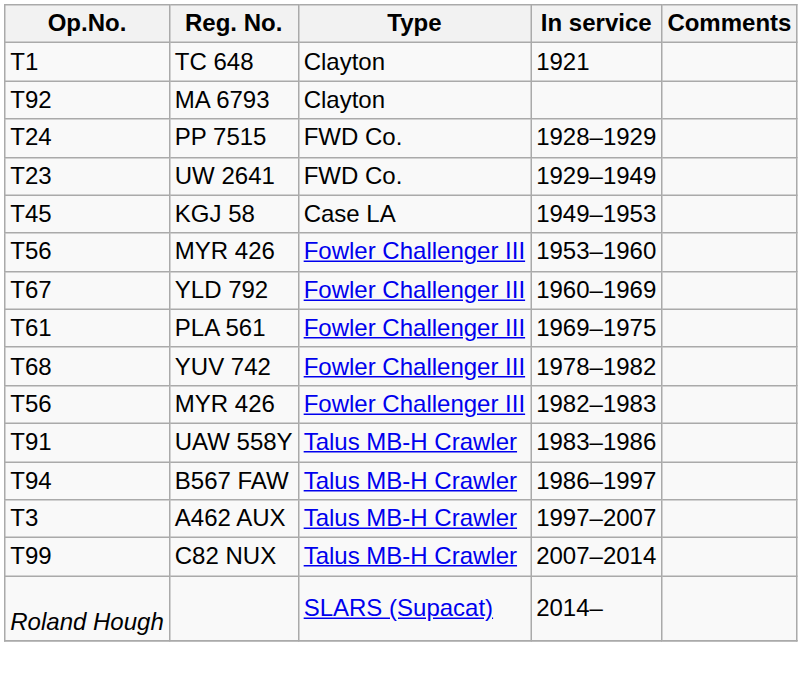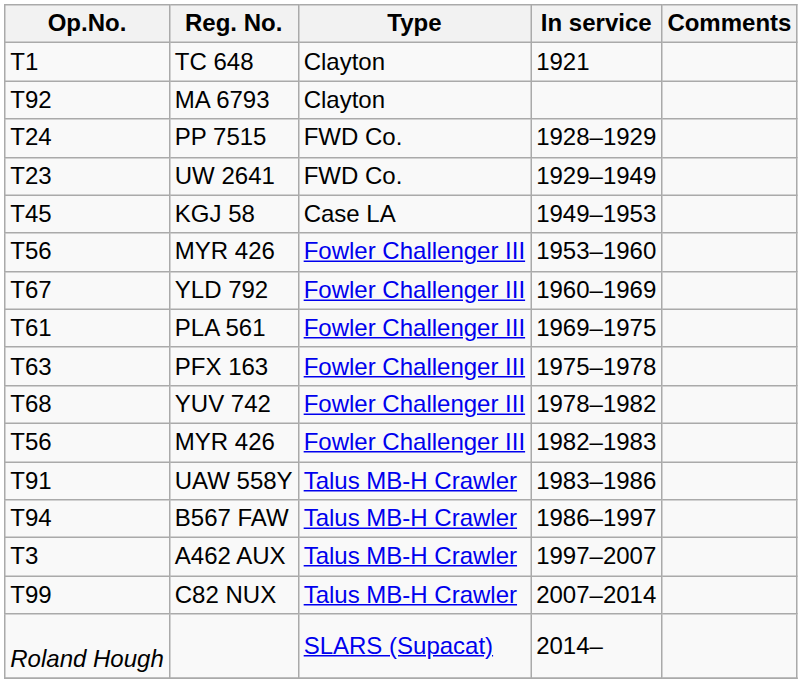+ row: (221, 366)
